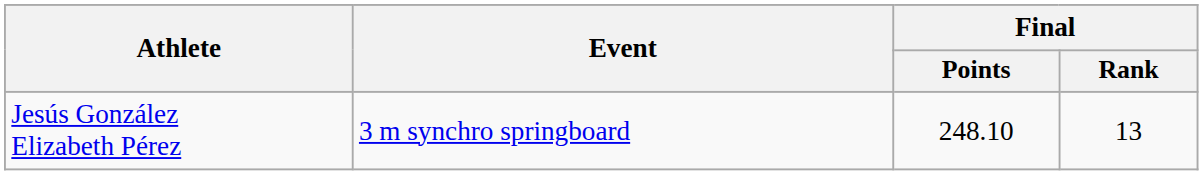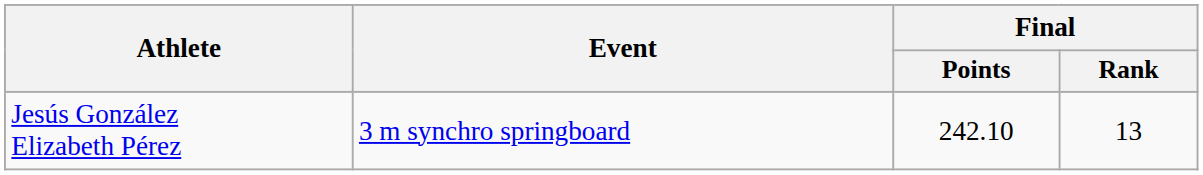(976, 130) 248.10 -> (976, 130) 242.10
